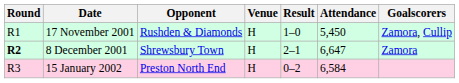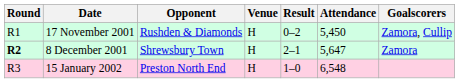(292, 31) 1–0 -> (292, 31) 0–2
(333, 50) 6,647 -> (333, 50) 5,647
(292, 68) 0–2 -> (292, 68) 1–0
(333, 68) 6,584 -> (333, 68) 6,548
